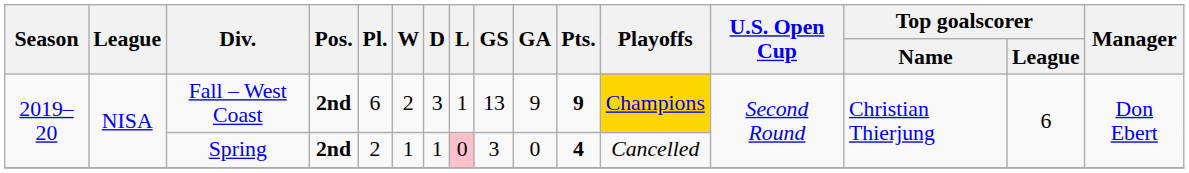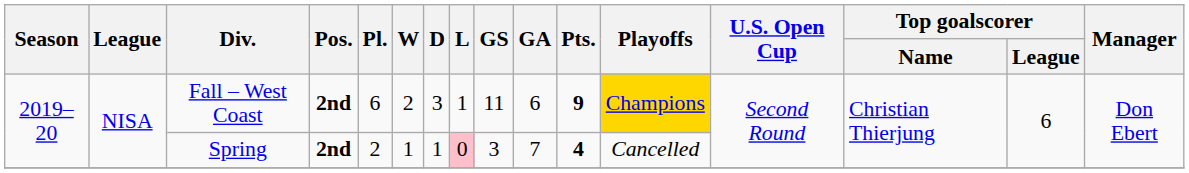(494, 103) 13 -> (494, 103) 11
(535, 103) 9 -> (535, 103) 6
(535, 149) 0 -> (535, 149) 7
